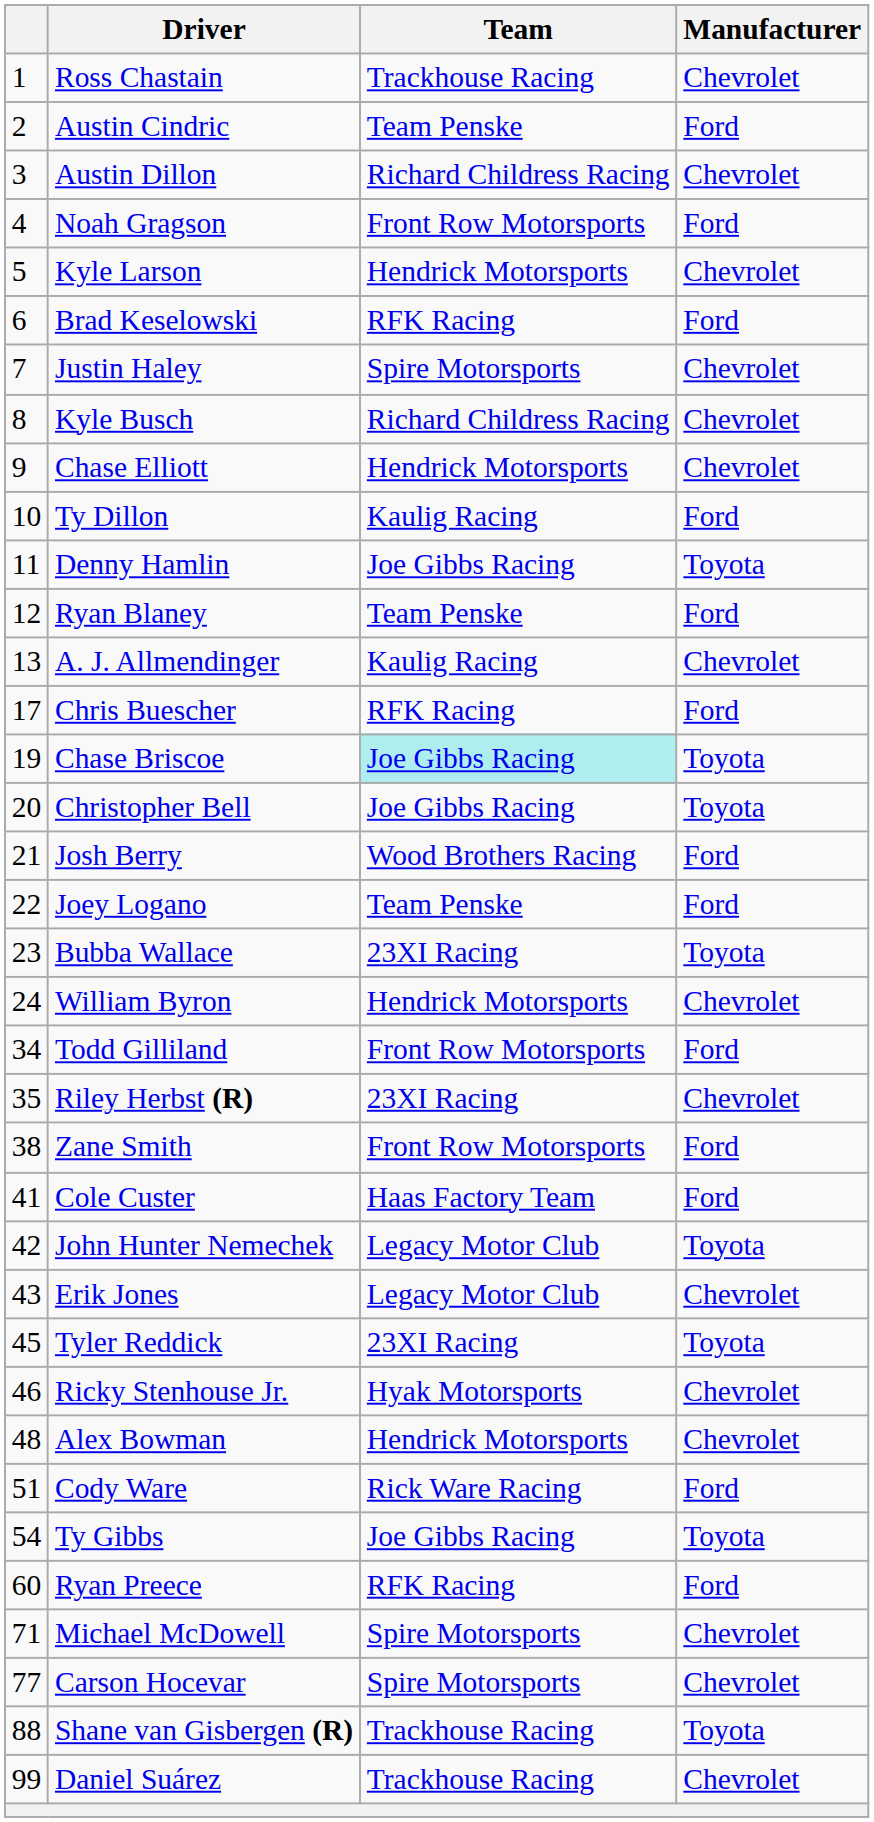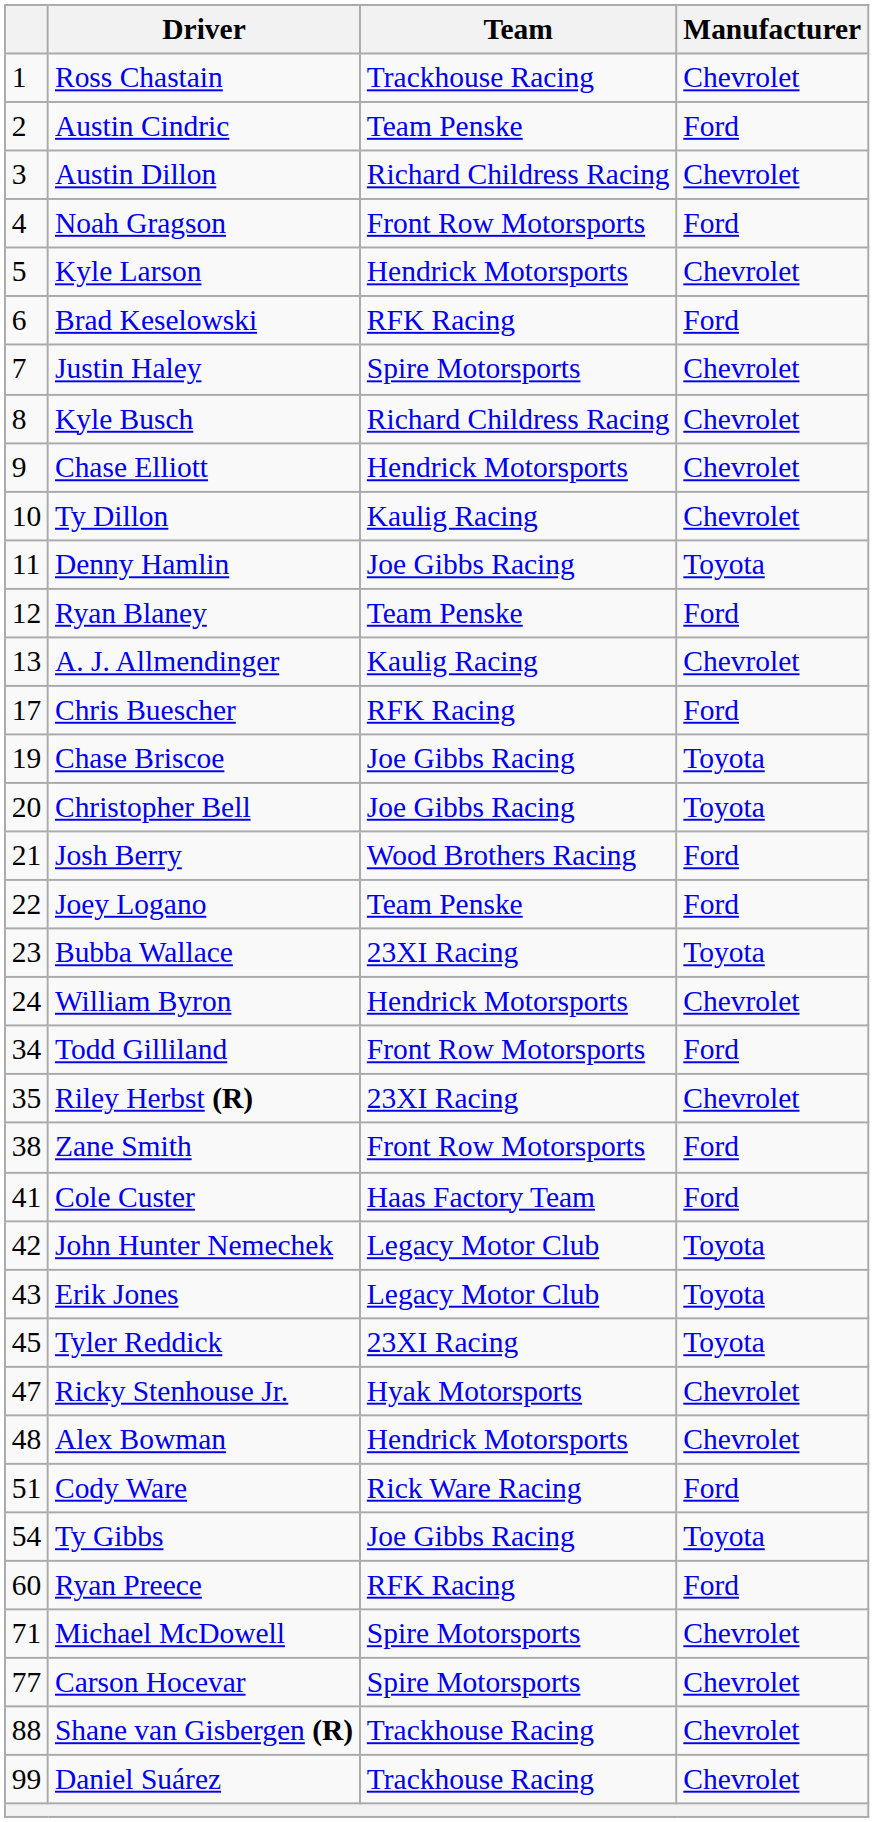(711, 515) Ford -> (741, 515) Chevrolet
(471, 758) paleturquoise background -> (471, 758) no background
(741, 1293) Chevrolet -> (724, 1293) Toyota
(27, 1390) 46 -> (27, 1390) 47
(724, 1730) Toyota -> (741, 1730) Chevrolet
